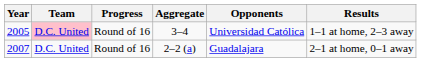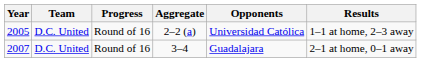(62, 31) pink background -> (62, 31) no background
(180, 31) 3–4 -> (180, 31) 2–2 (a)
(180, 48) 2–2 (a) -> (180, 48) 3–4
